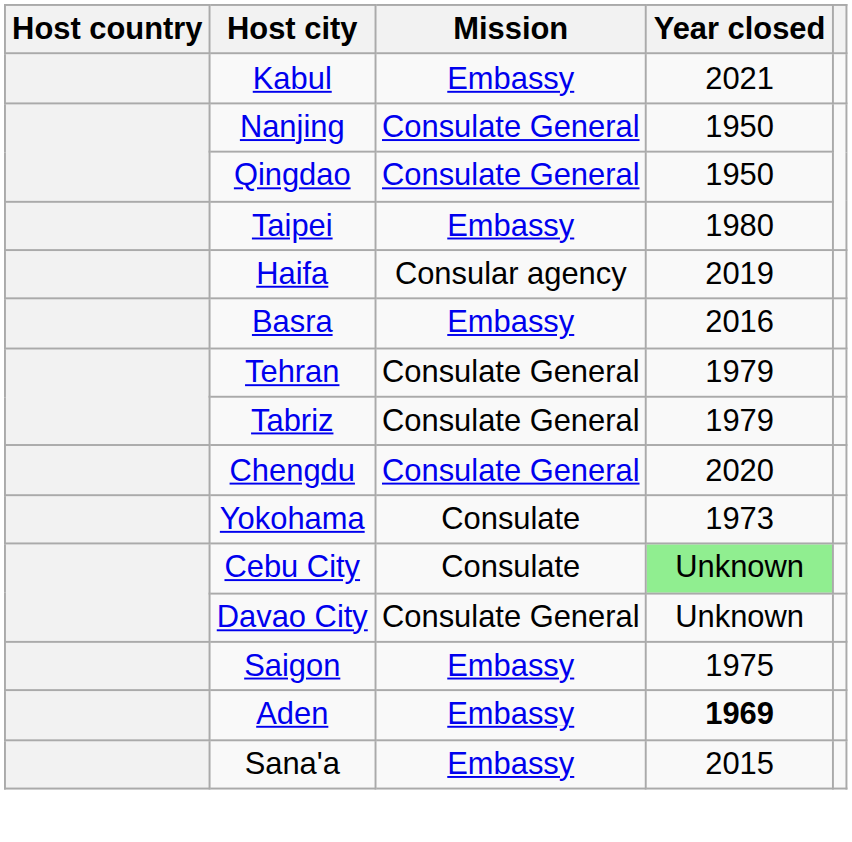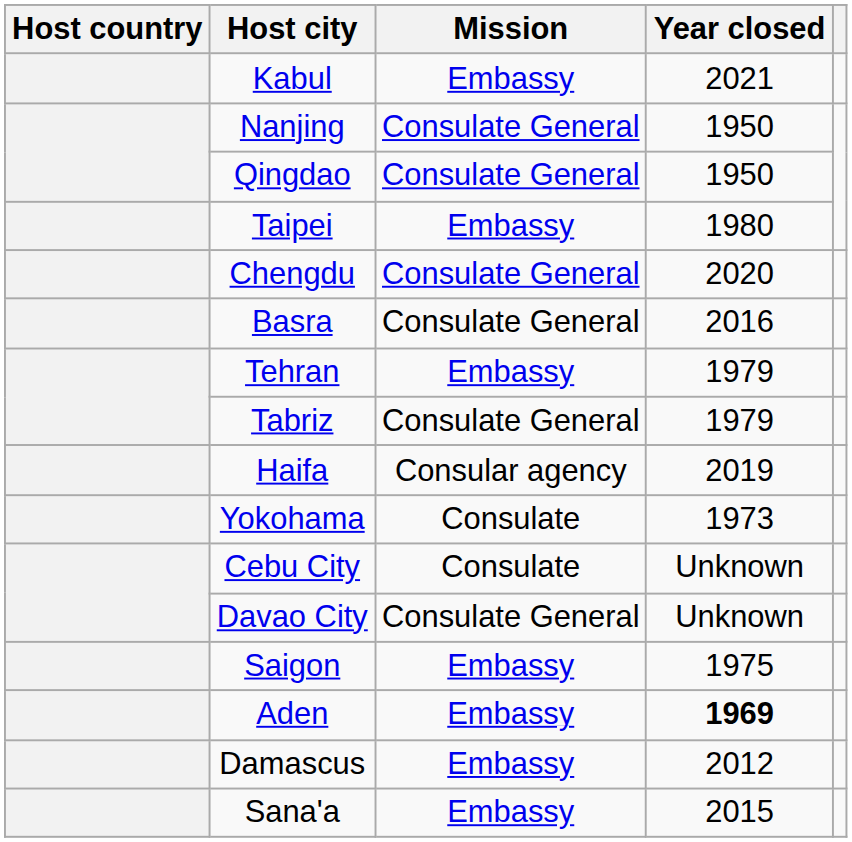rows swapped: (292, 469) <-> (292, 273)
(511, 322) Embassy -> (511, 322) Consulate General
(511, 371) Consulate General -> (511, 371) Embassy
(740, 567) lightgreen background -> (740, 567) no background
+ row: (292, 763)
